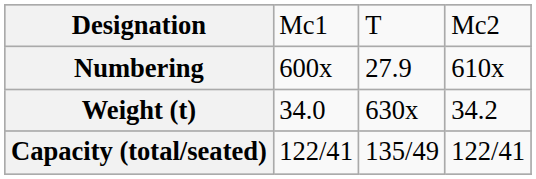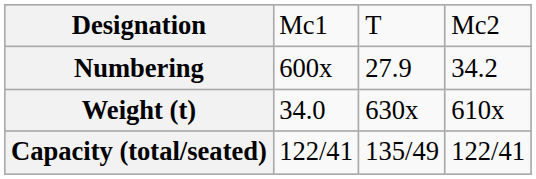(478, 67) 610x -> (474, 67) 34.2
(474, 109) 34.2 -> (478, 109) 610x
